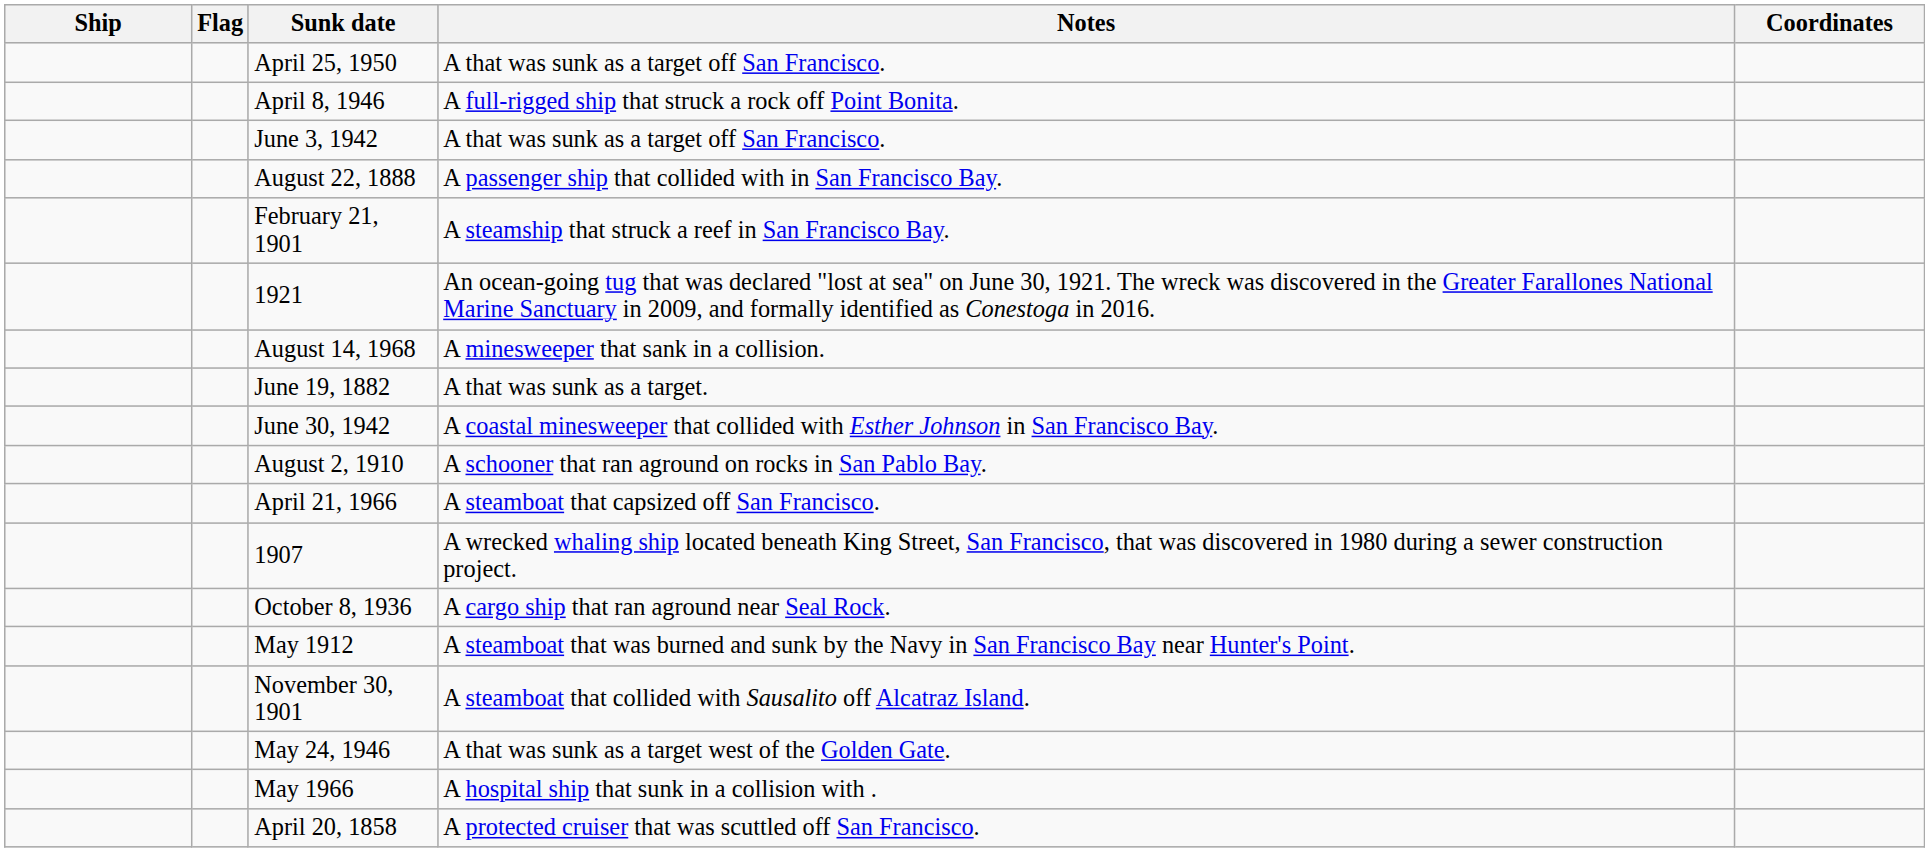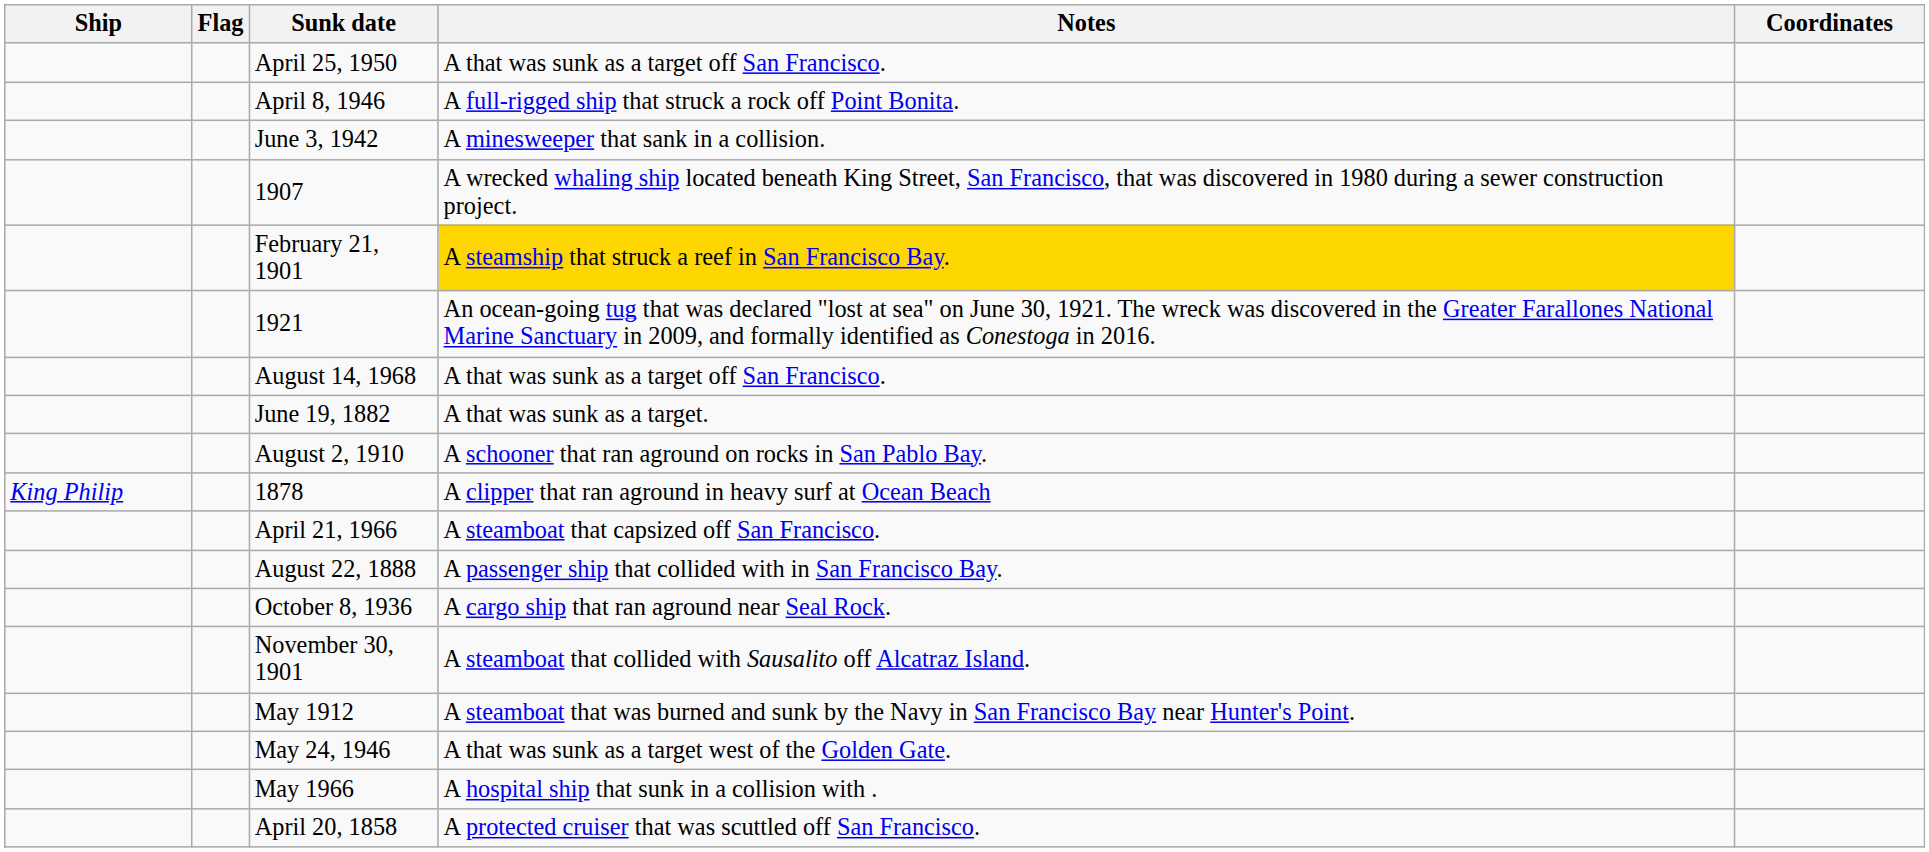(664, 139) A that was sunk as a target off San Francisco. -> (634, 139) A minesweeper that sank in a collision.
rows swapped: (335, 178) <-> (279, 555)
(696, 230) no background -> (697, 257) gold background
(634, 348) A minesweeper that sank in a collision. -> (665, 375) A that was sunk as a target off San Francisco.
- row: (322, 425)
+ row: (279, 491)
rows swapped: (304, 645) <-> (324, 698)
